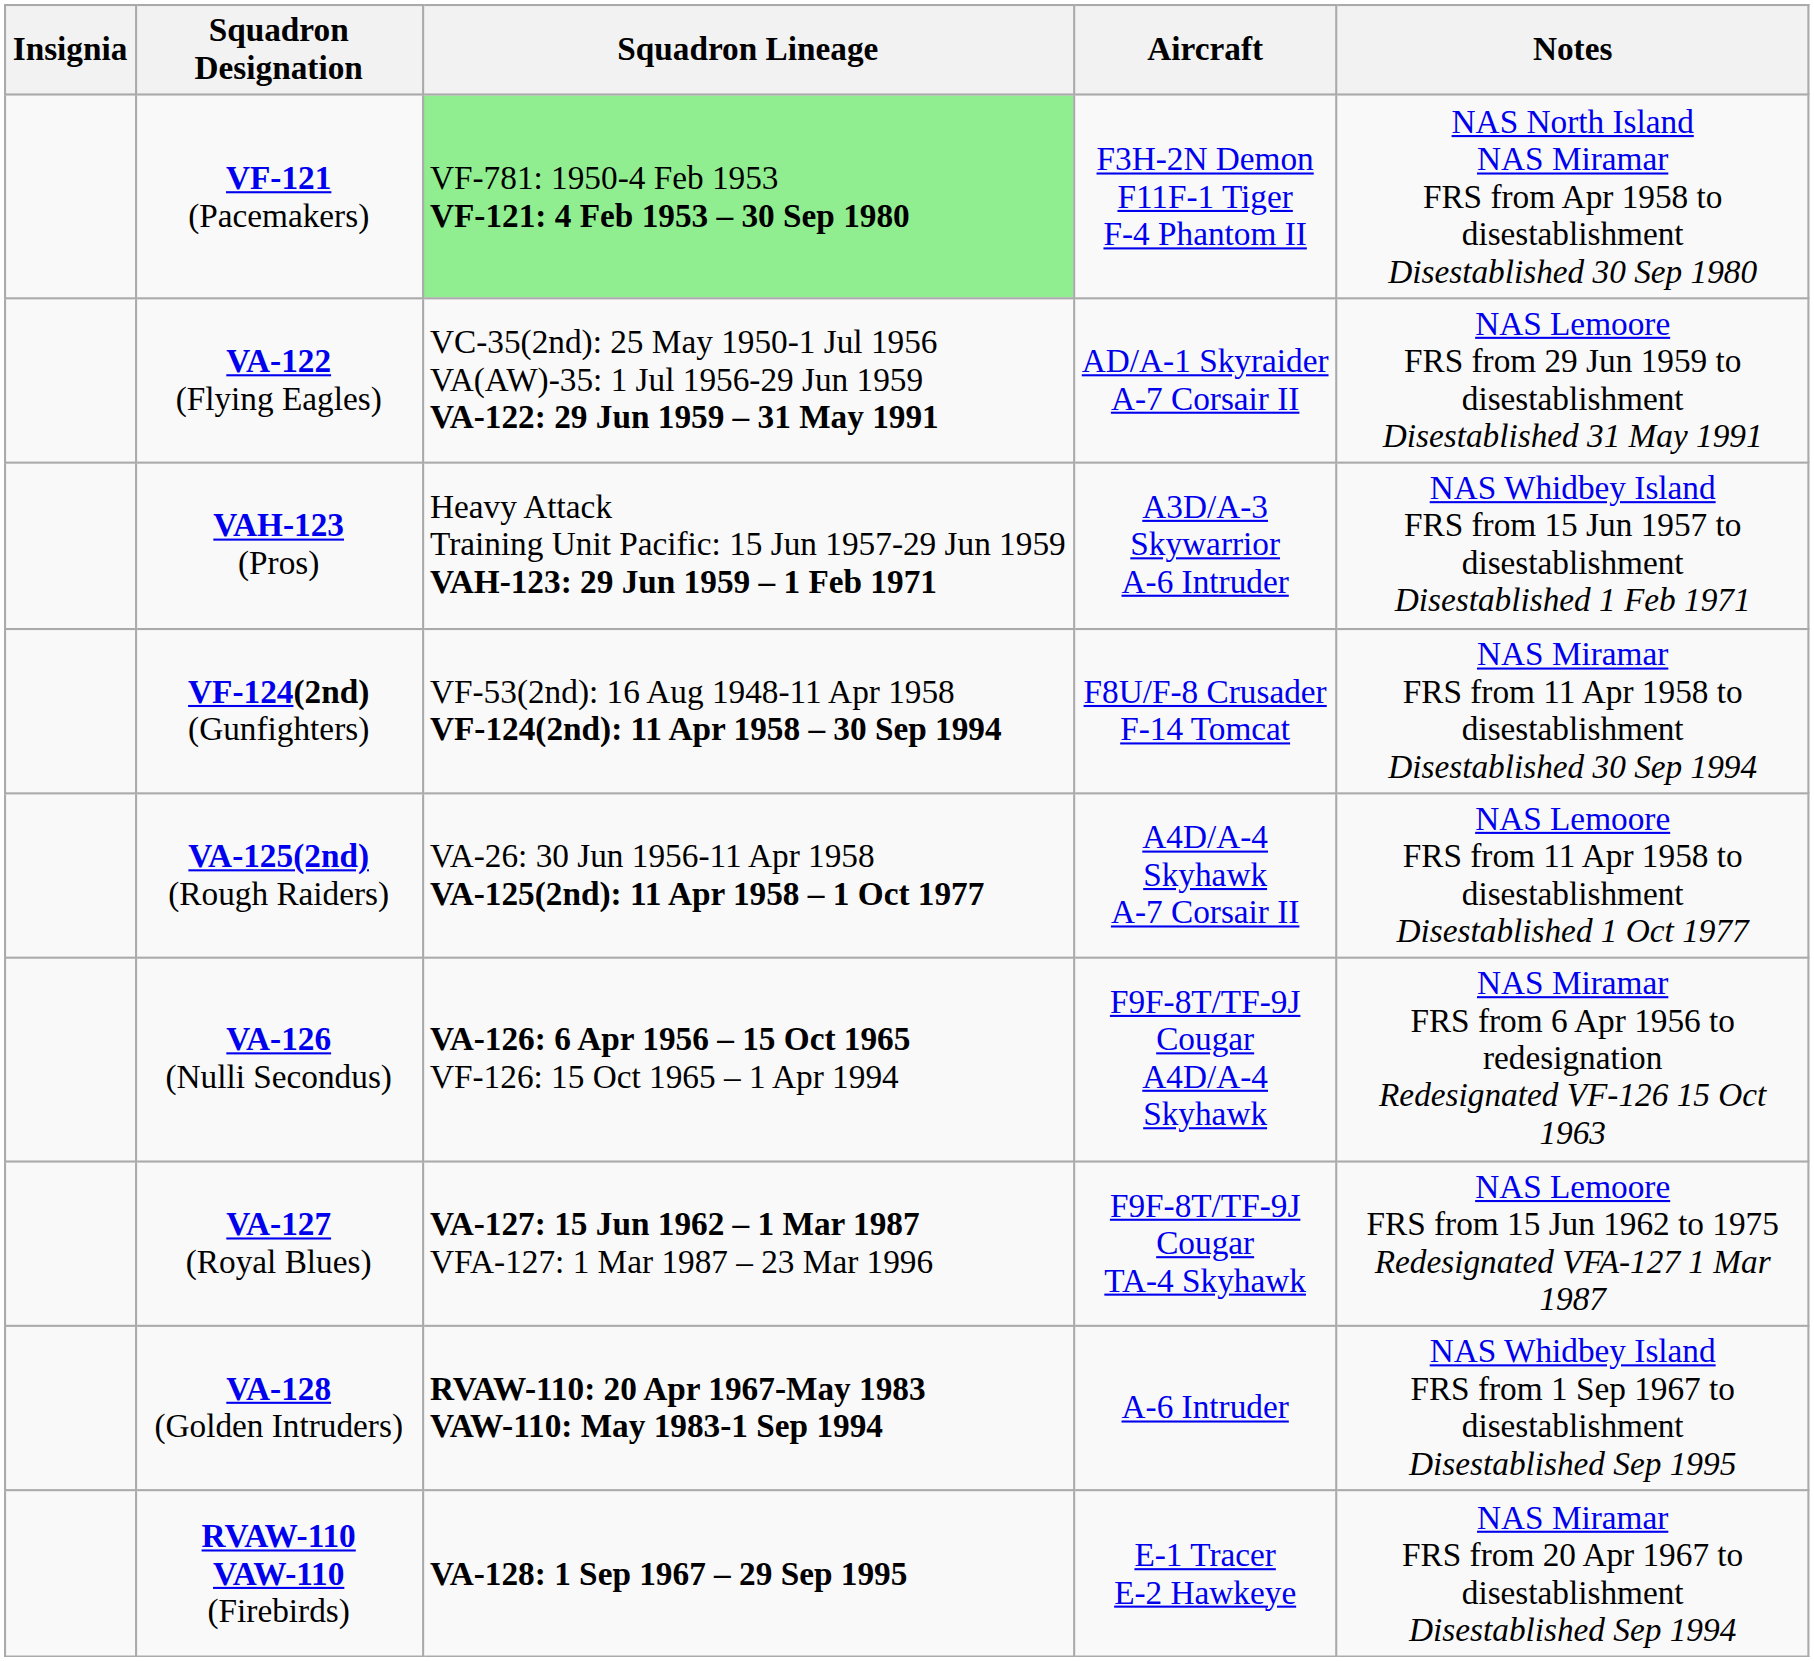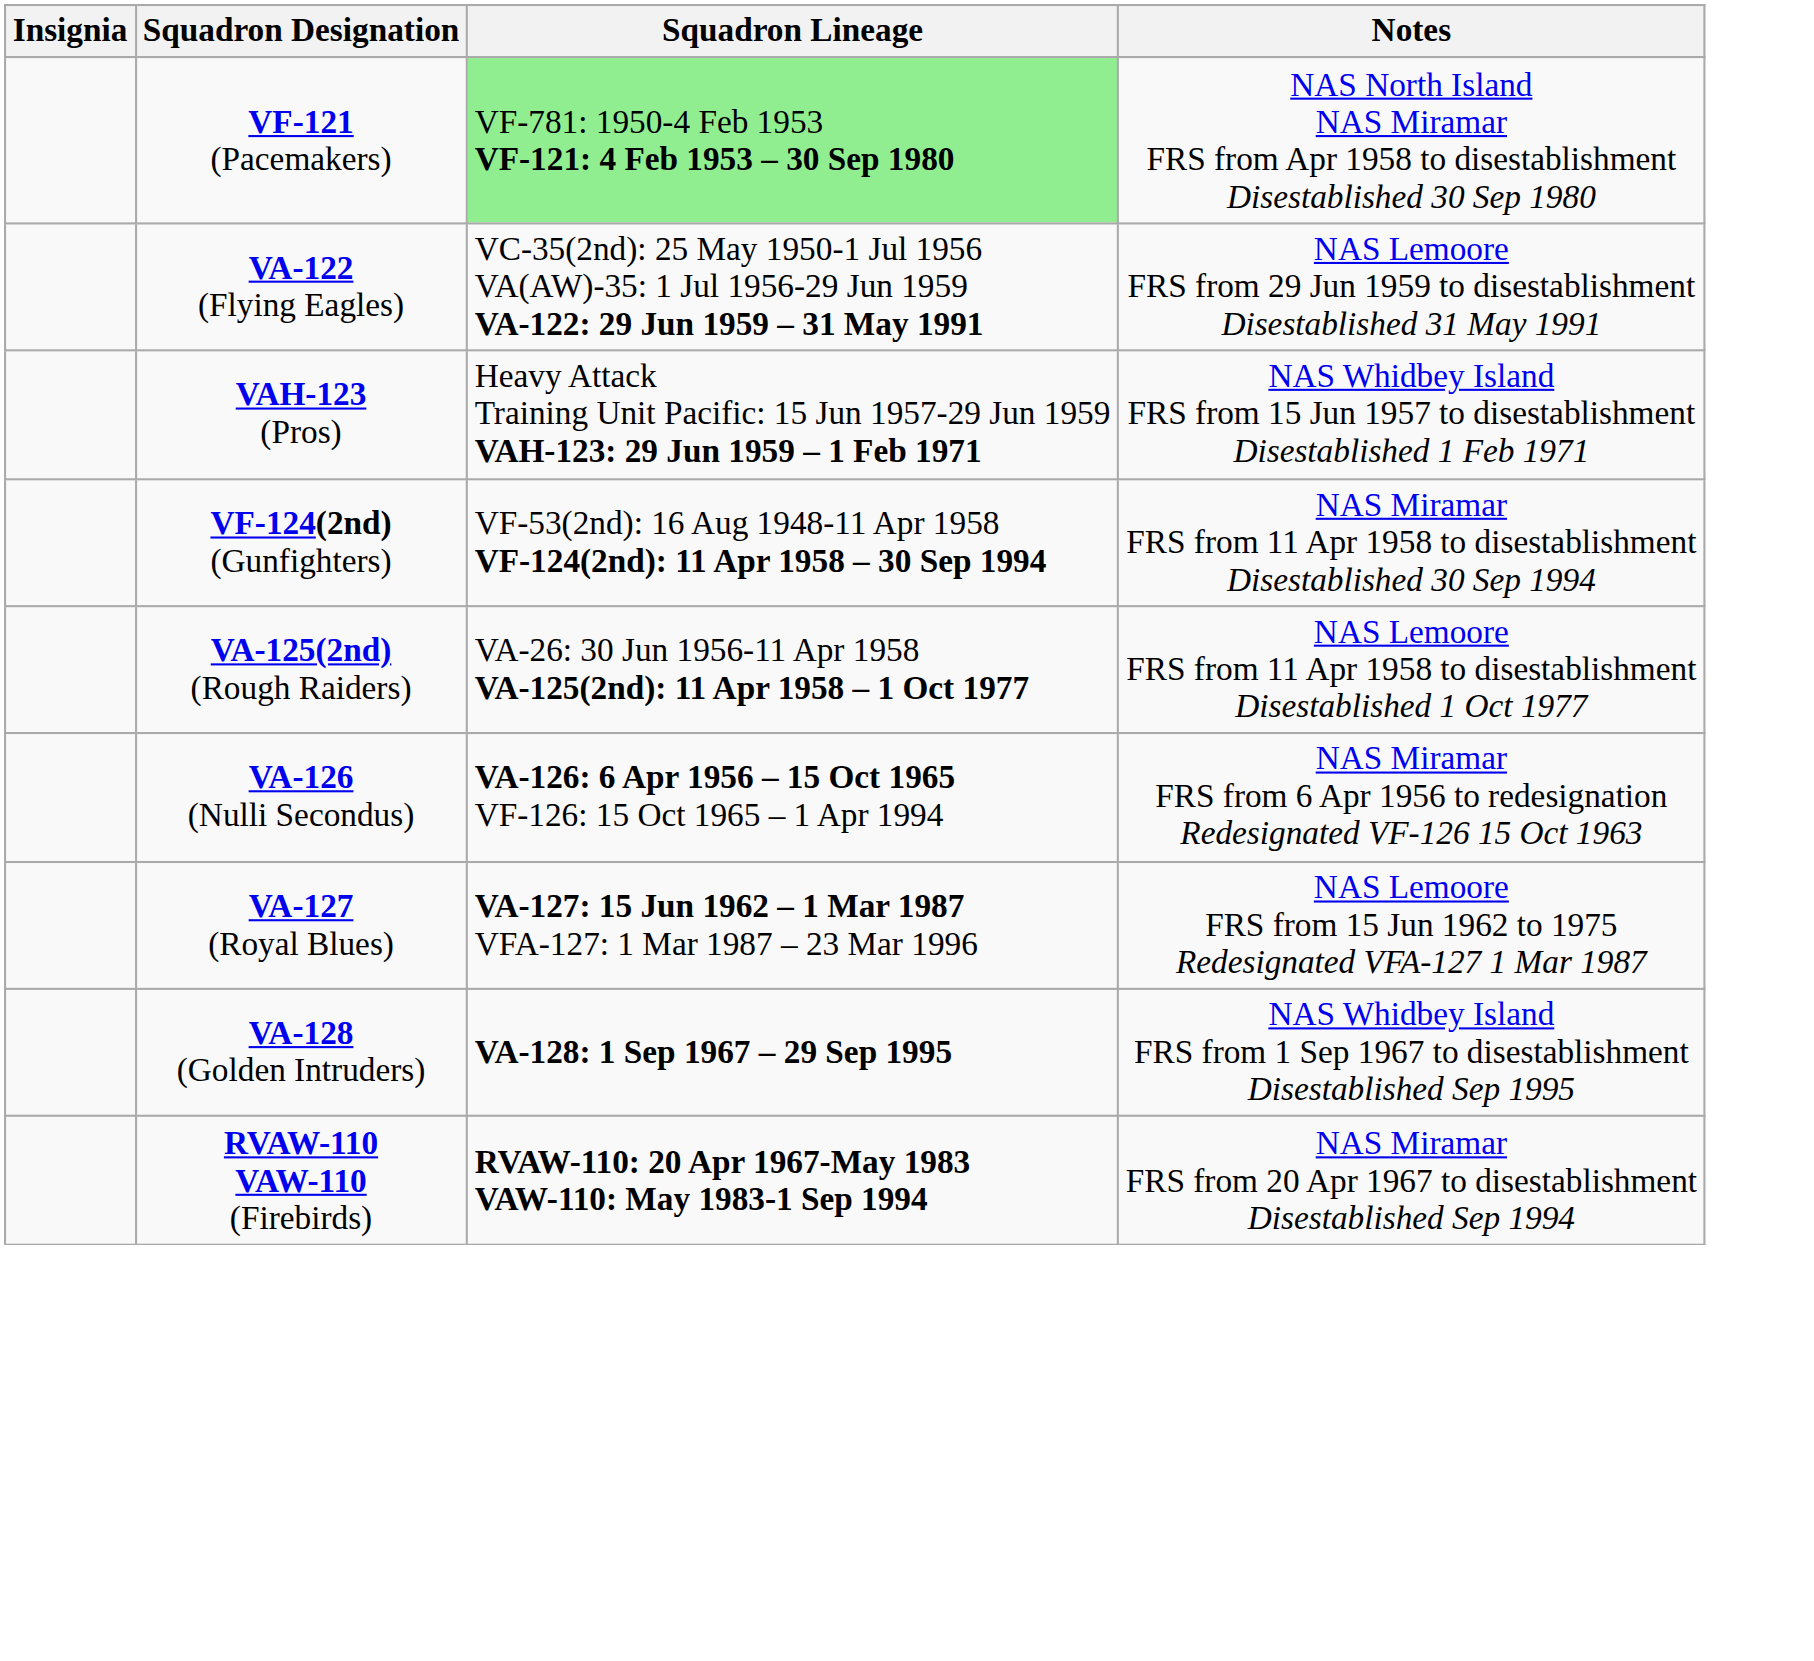- column: (1205, 49)
(678, 1407) RVAW-110: 20 Apr 1967-May 1983 VAW-110: May 1983-1 Sep 1994 -> (713, 1052) VA-128: 1 Sep 1967 – 29 Sep 1995
(669, 1572) VA-128: 1 Sep 1967 – 29 Sep 1995 -> (722, 1179) RVAW-110: 20 Apr 1967-May 1983 VAW-110: May 1983-1 Sep 1994
